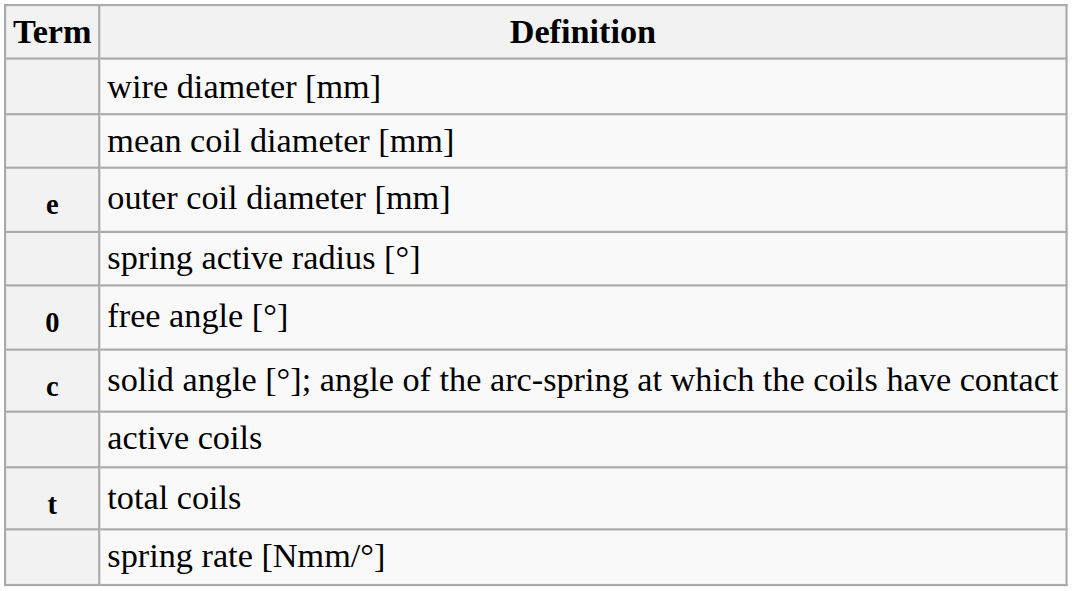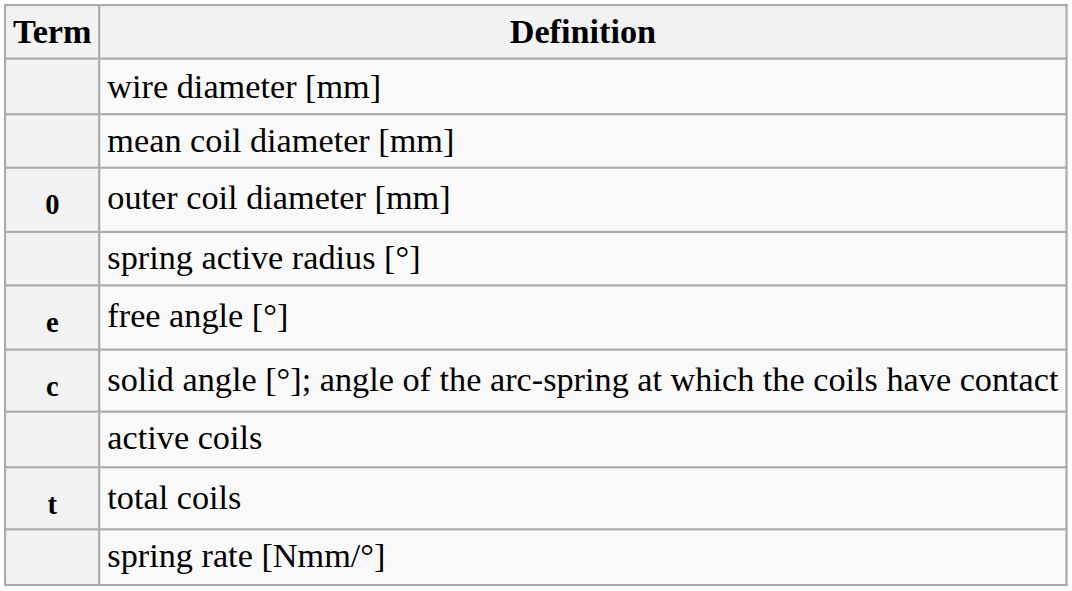(52, 205) e -> (52, 205) 0
(52, 323) 0 -> (52, 323) e
